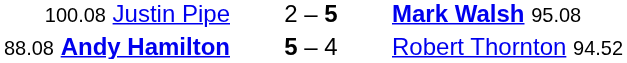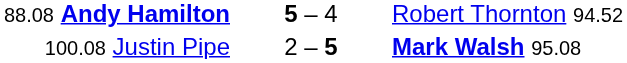rows swapped: (137, 13) <-> (117, 46)
